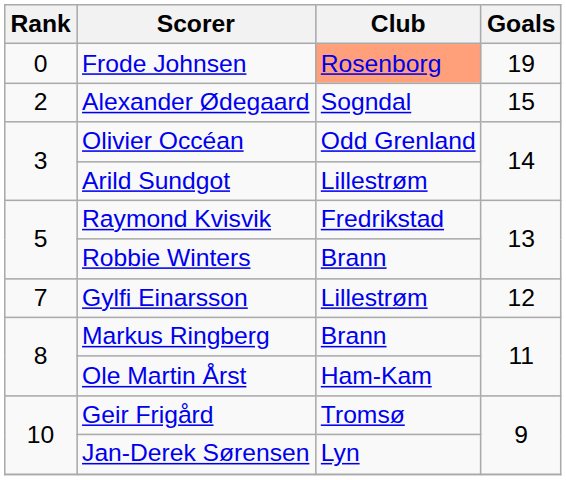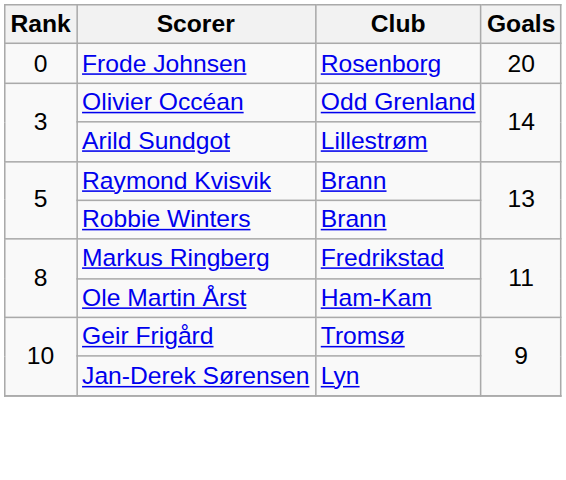(381, 63) lightsalmon background -> (381, 63) no background
(521, 63) 19 -> (521, 63) 20
- row: (196, 102)
(382, 219) Fredrikstad -> (354, 180) Brann
- row: (165, 297)
(354, 336) Brann -> (382, 258) Fredrikstad
